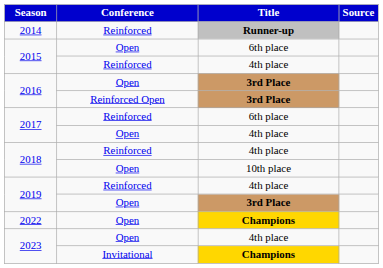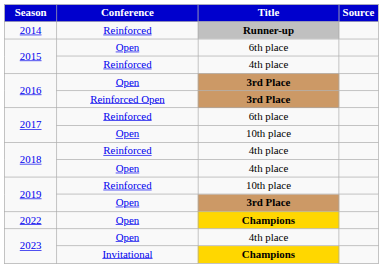(268, 133) 4th place -> (268, 133) 10th place
(268, 168) 10th place -> (268, 168) 4th place
(268, 185) 4th place -> (268, 185) 10th place
